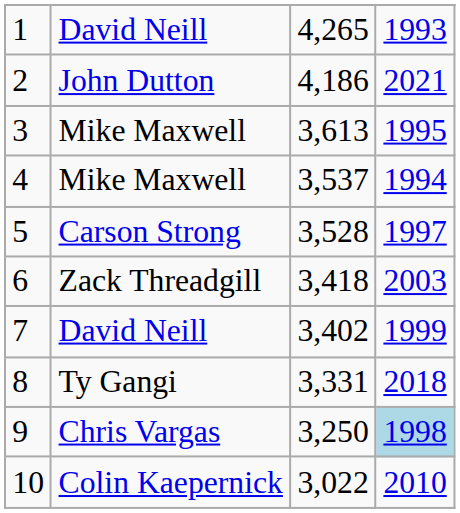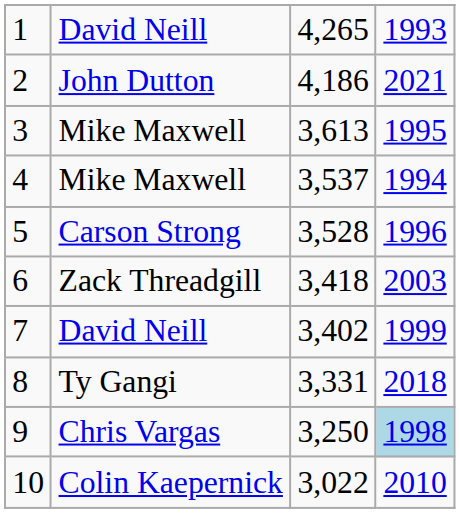(415, 230) 1997 -> (415, 230) 1996
